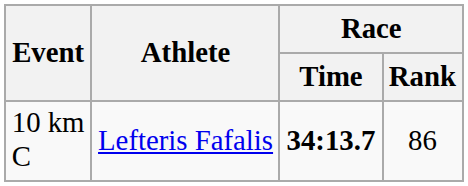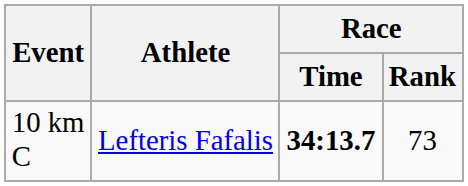(422, 140) 86 -> (422, 140) 73
